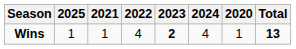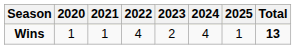columns swapped: (239, 14) <-> (71, 14)
(172, 34) bold -> (172, 34) normal
